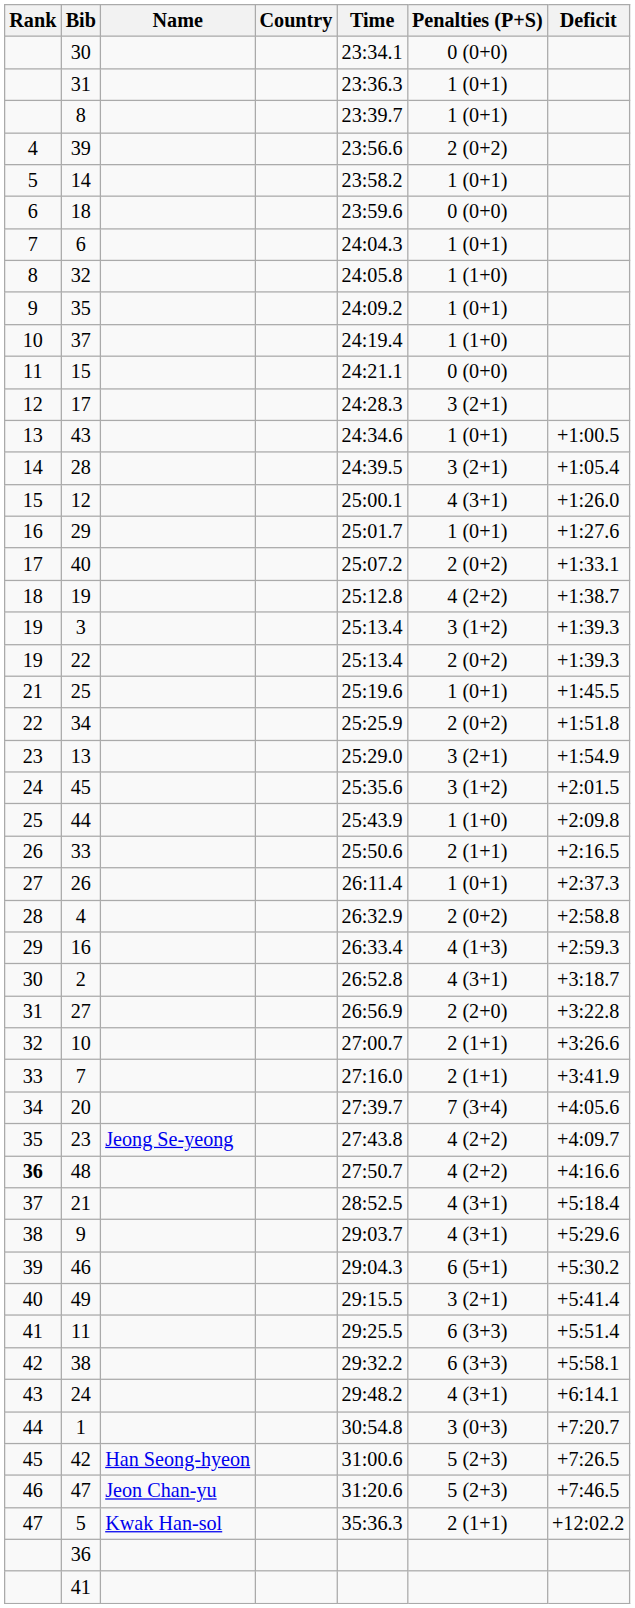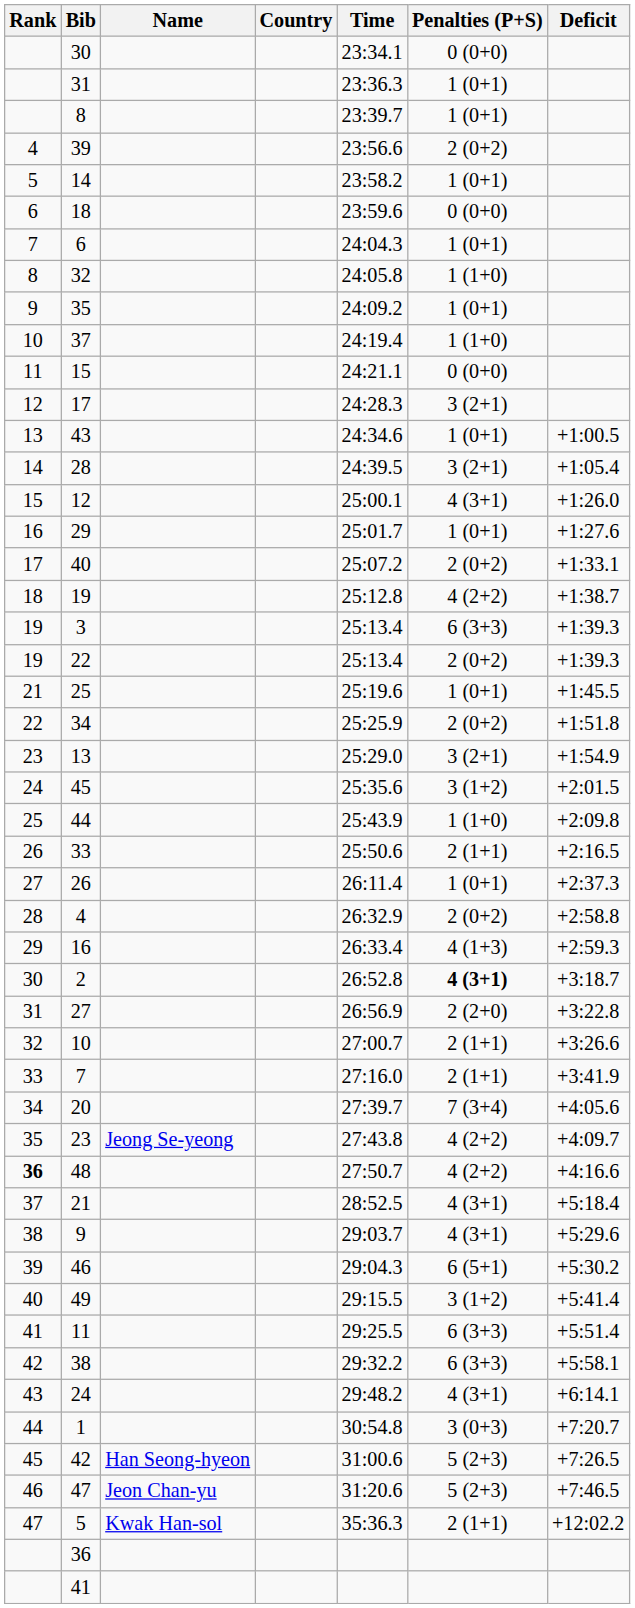(477, 627) 3 (1+2) -> (477, 627) 6 (3+3)
(477, 979) normal -> (477, 979) bold
(477, 1299) 3 (2+1) -> (477, 1299) 3 (1+2)
